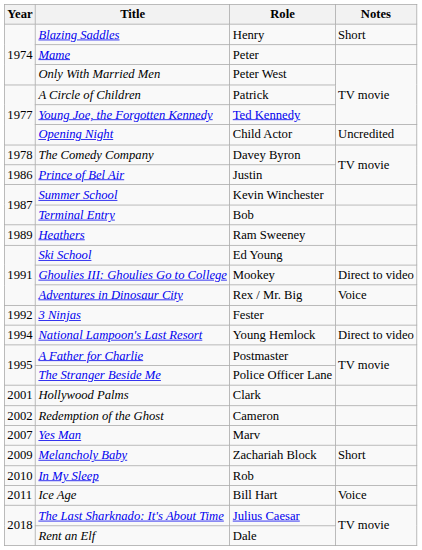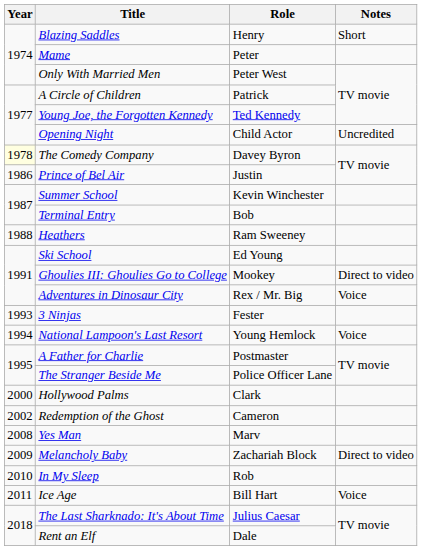(20, 154) no background -> (20, 154) lightyellow background
(20, 235) 1989 -> (20, 235) 1988
(20, 315) 1992 -> (20, 315) 1993
(376, 335) Direct to video -> (352, 335) Voice
(20, 395) 2001 -> (20, 395) 2000
(20, 435) 2007 -> (20, 435) 2008
(352, 455) Short -> (376, 455) Direct to video
